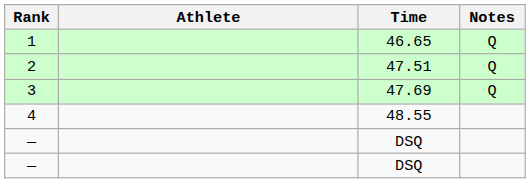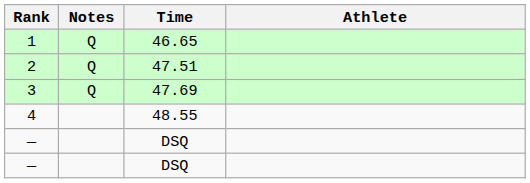columns swapped: (208, 17) <-> (492, 17)
